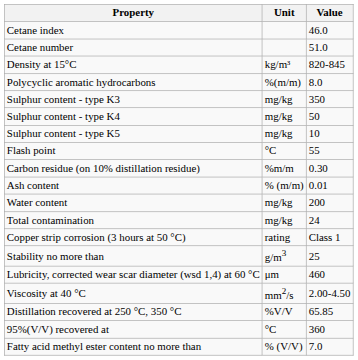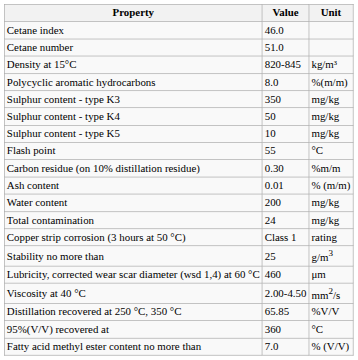columns swapped: (284, 13) <-> (330, 13)
